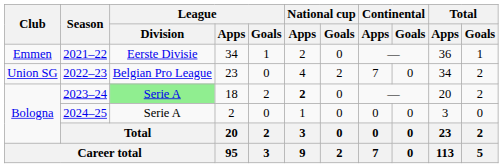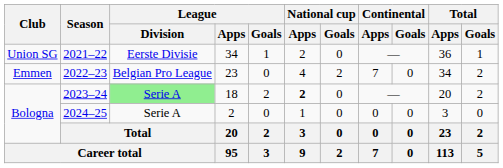(32, 53) Emmen -> (32, 53) Union SG
(32, 73) Union SG -> (32, 73) Emmen
